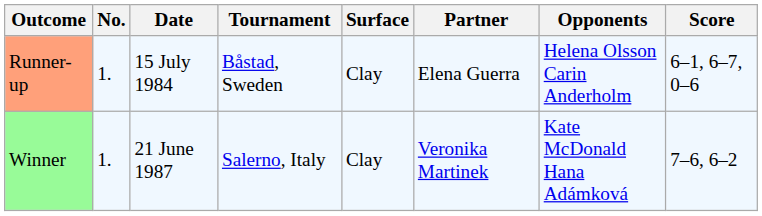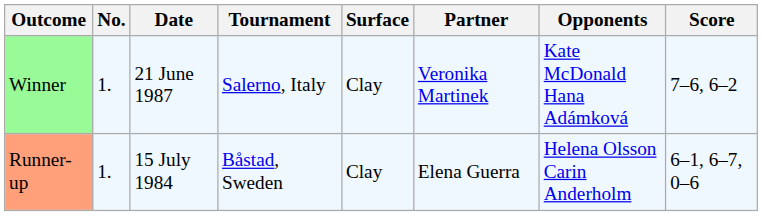rows swapped: (40, 73) <-> (38, 160)
